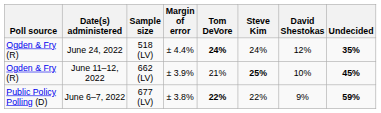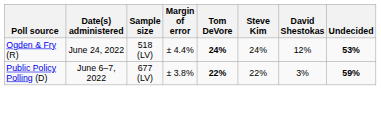(351, 50) 35% -> (351, 50) 53%
- row: (95, 74)
(303, 97) 9% -> (303, 74) 3%
